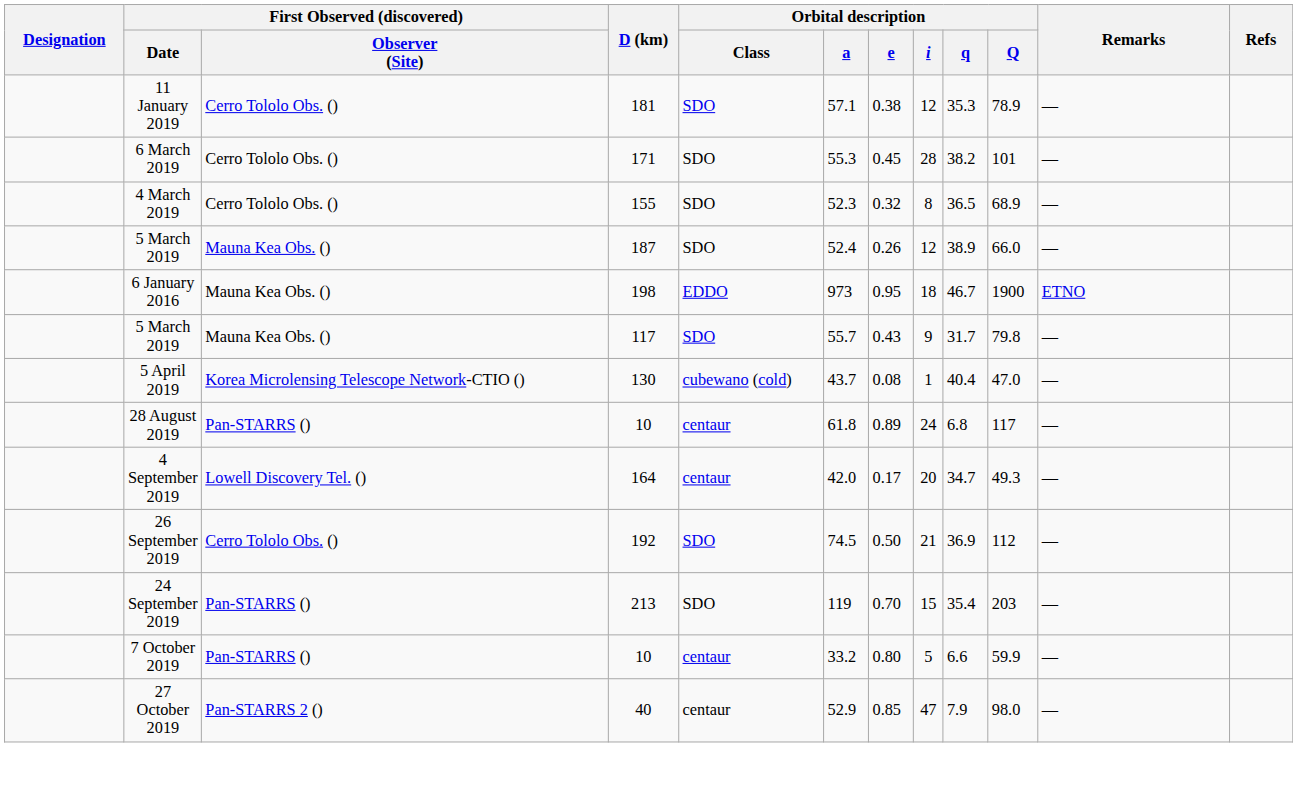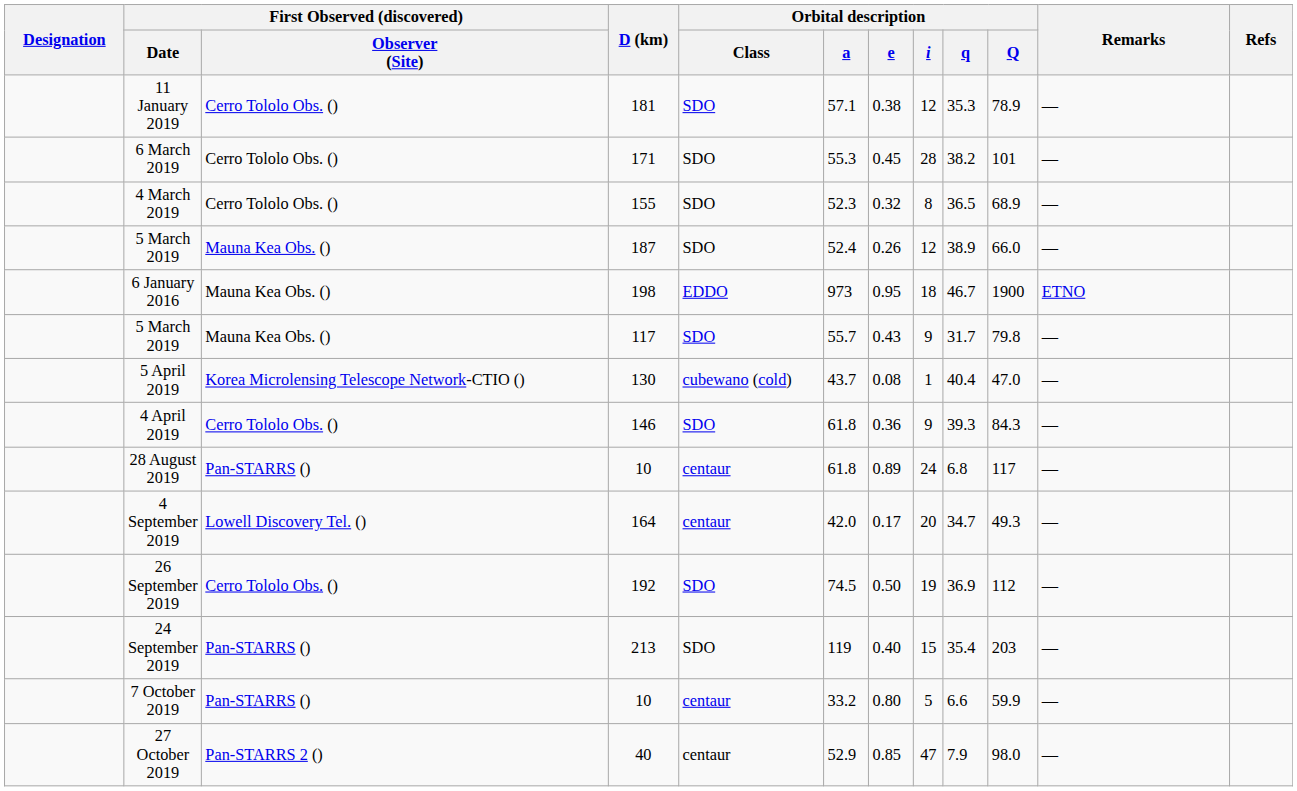+ row: (163, 424)
(928, 540) 21 -> (928, 585) 19
(887, 603) 0.70 -> (887, 647) 0.40
